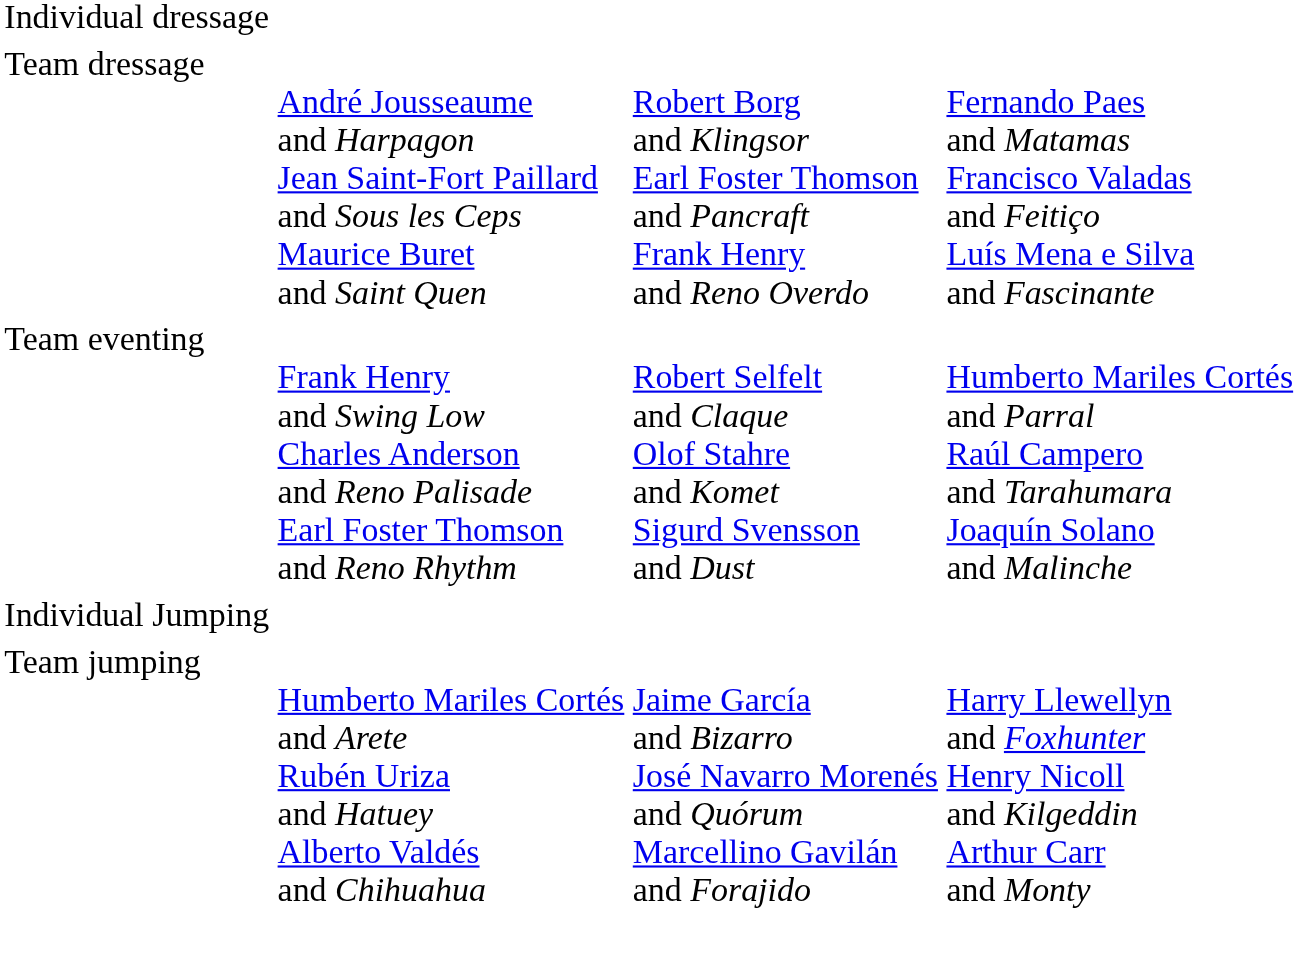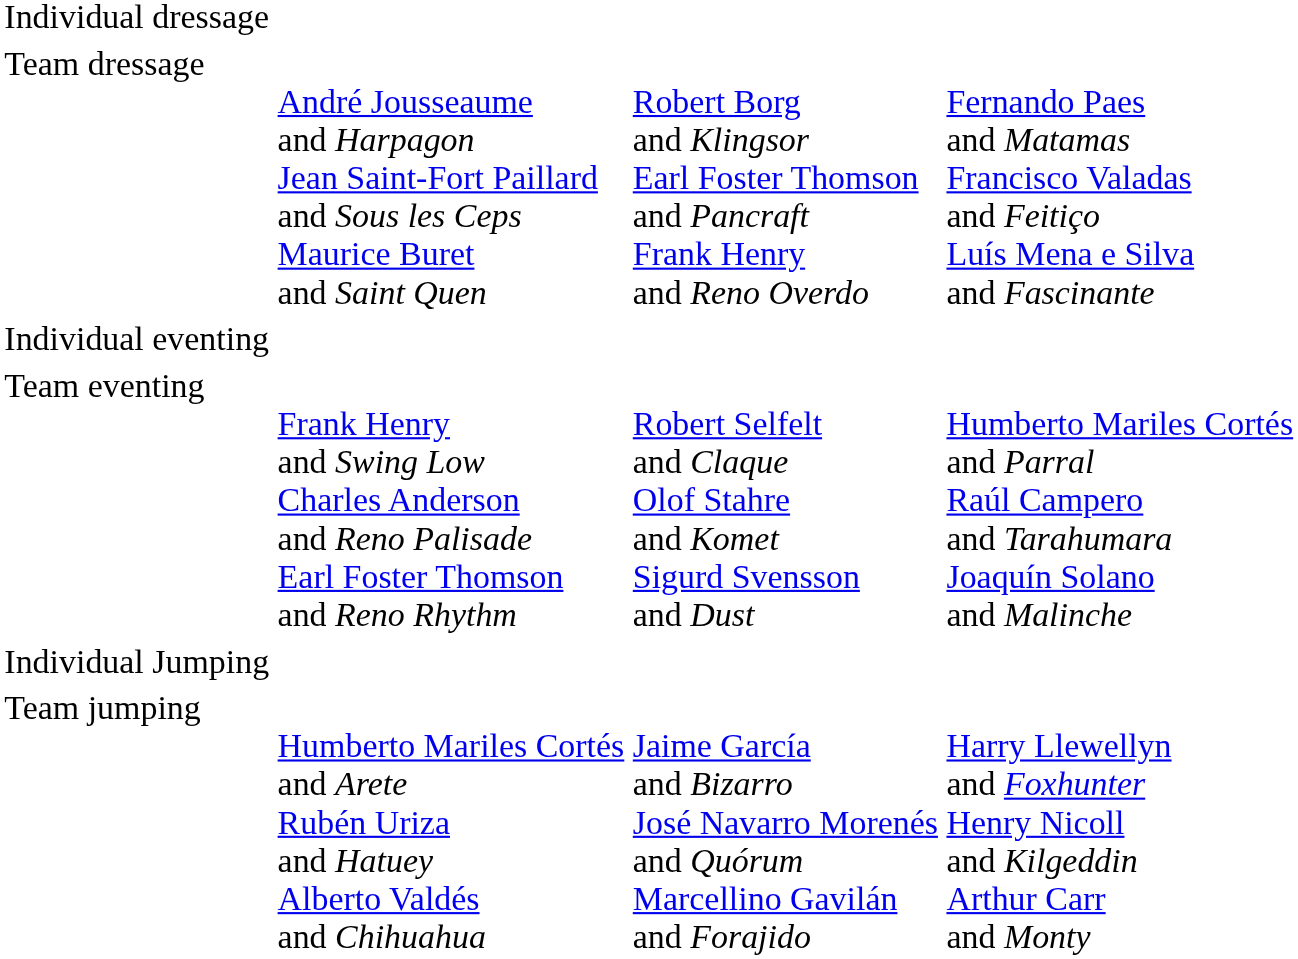+ row: (137, 339)
